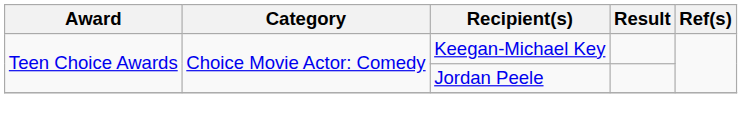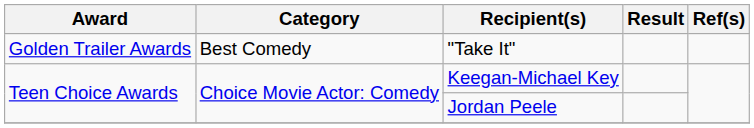+ row: (481, 48)
